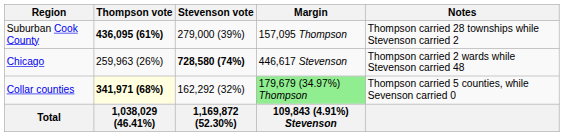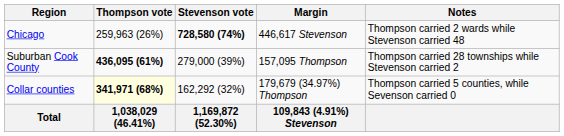rows swapped: (25, 62) <-> (42, 34)
(299, 90) lightgreen background -> (299, 90) no background
